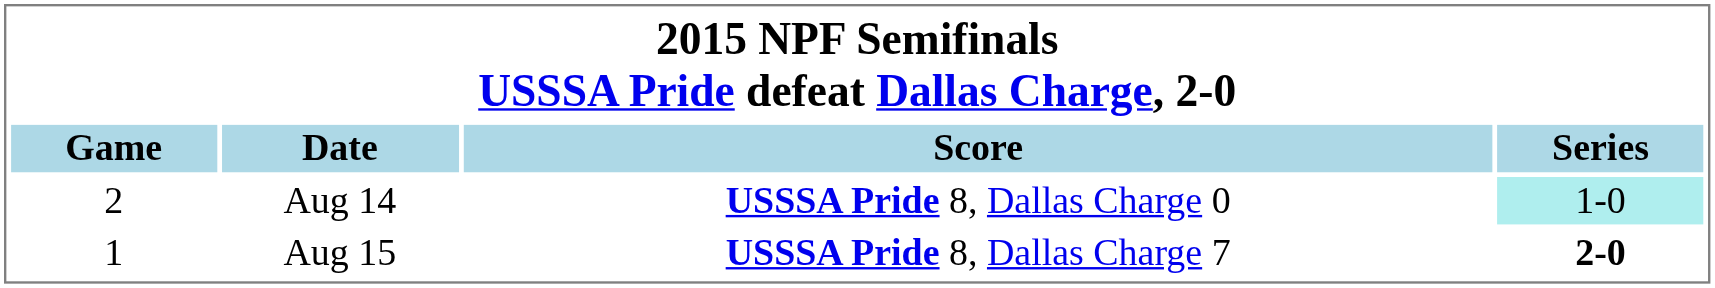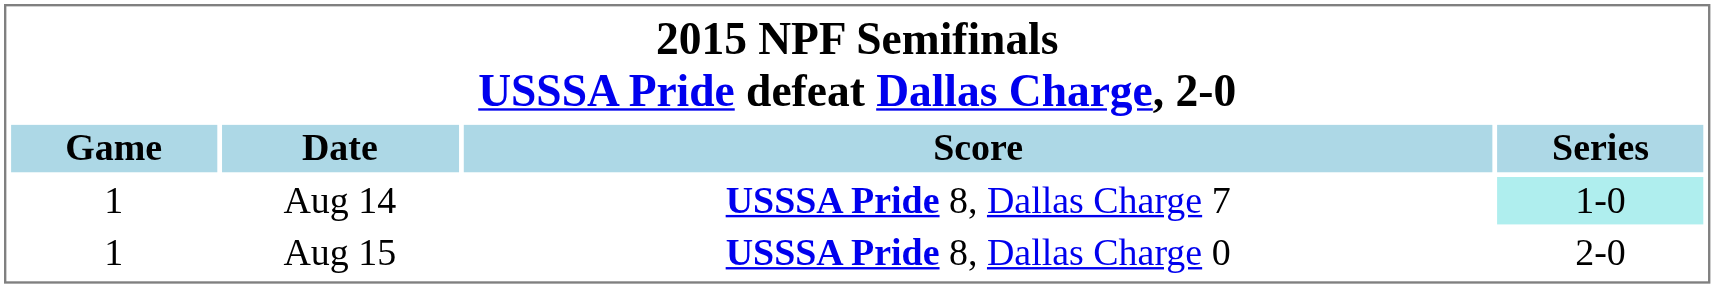(114, 200) 2 -> (114, 200) 1
(978, 200) USSSA Pride 8, Dallas Charge 0 -> (978, 200) USSSA Pride 8, Dallas Charge 7
(978, 252) USSSA Pride 8, Dallas Charge 7 -> (978, 252) USSSA Pride 8, Dallas Charge 0
(1601, 252) bold -> (1601, 252) normal
